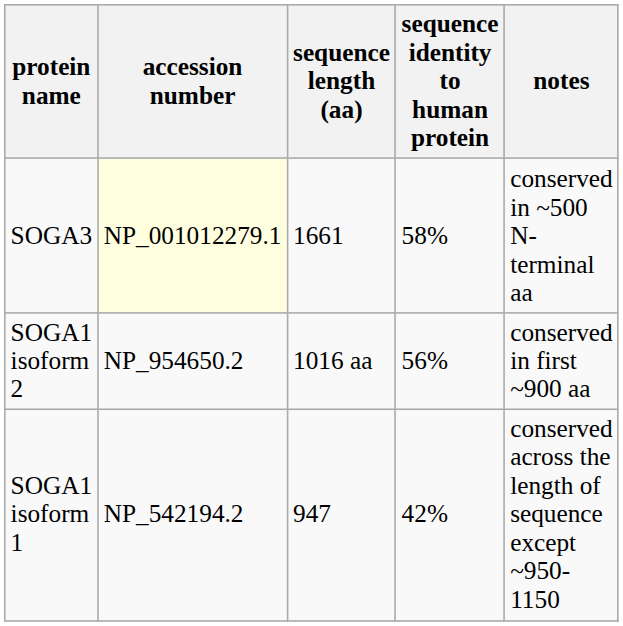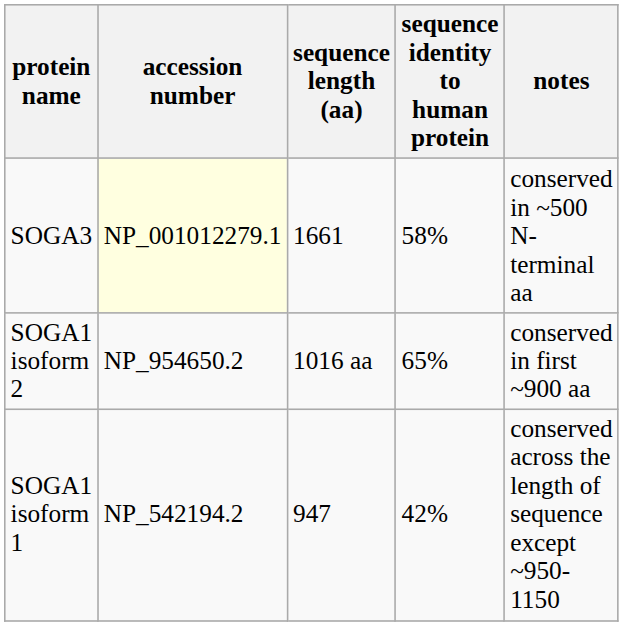(425, 360) 56% -> (425, 360) 65%
